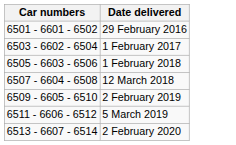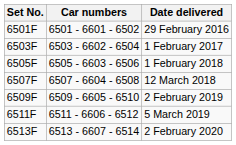+ column: (25, 13)
